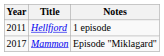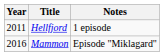(17, 43) 2017 -> (17, 43) 2016
